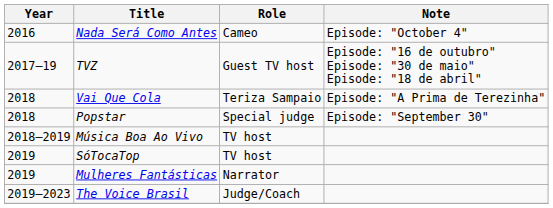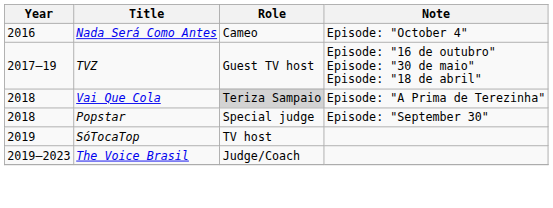(272, 98) no background -> (272, 98) lightgrey background
- row: (140, 136)
- row: (147, 174)
